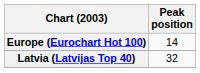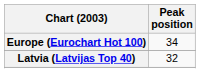(172, 42) 14 -> (172, 42) 34
